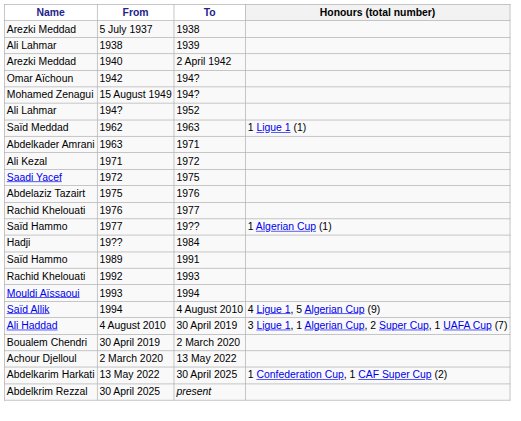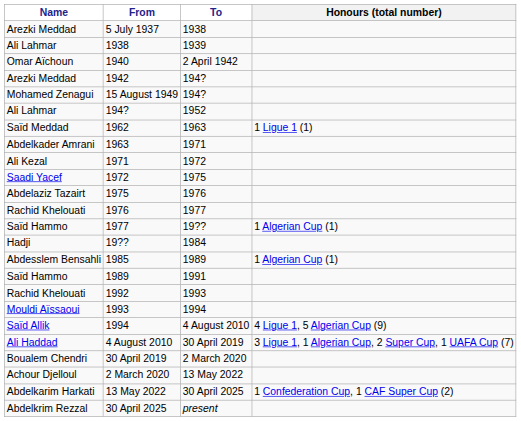(41, 62) Arezki Meddad -> (40, 62) Omar Aïchoun
(40, 78) Omar Aïchoun -> (41, 78) Arezki Meddad
+ row: (117, 260)
